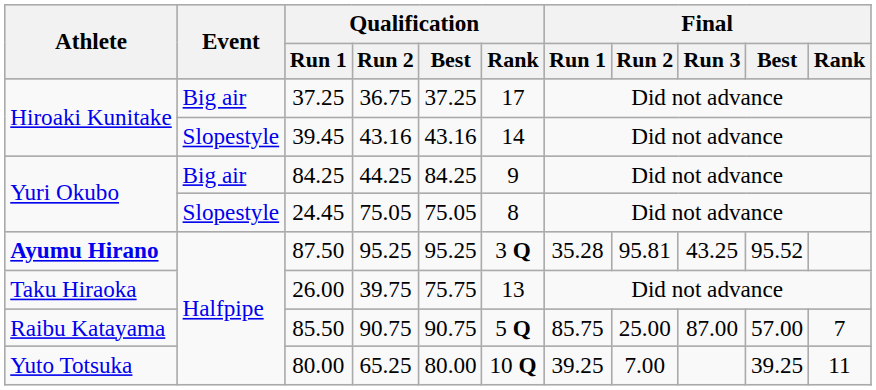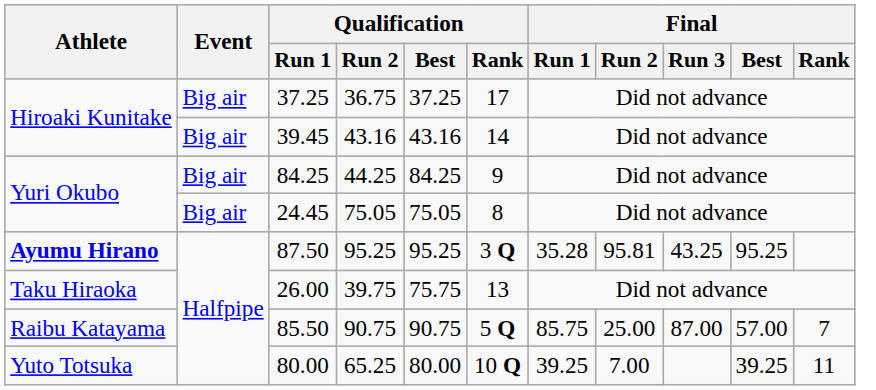(231, 136) Slopestyle -> (214, 136) Big air
(231, 213) Slopestyle -> (214, 213) Big air
(777, 251) 95.52 -> (762, 251) 95.25
